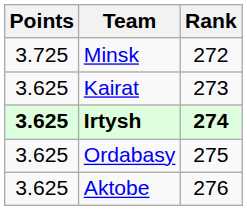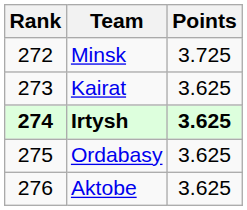columns swapped: (211, 21) <-> (42, 21)
